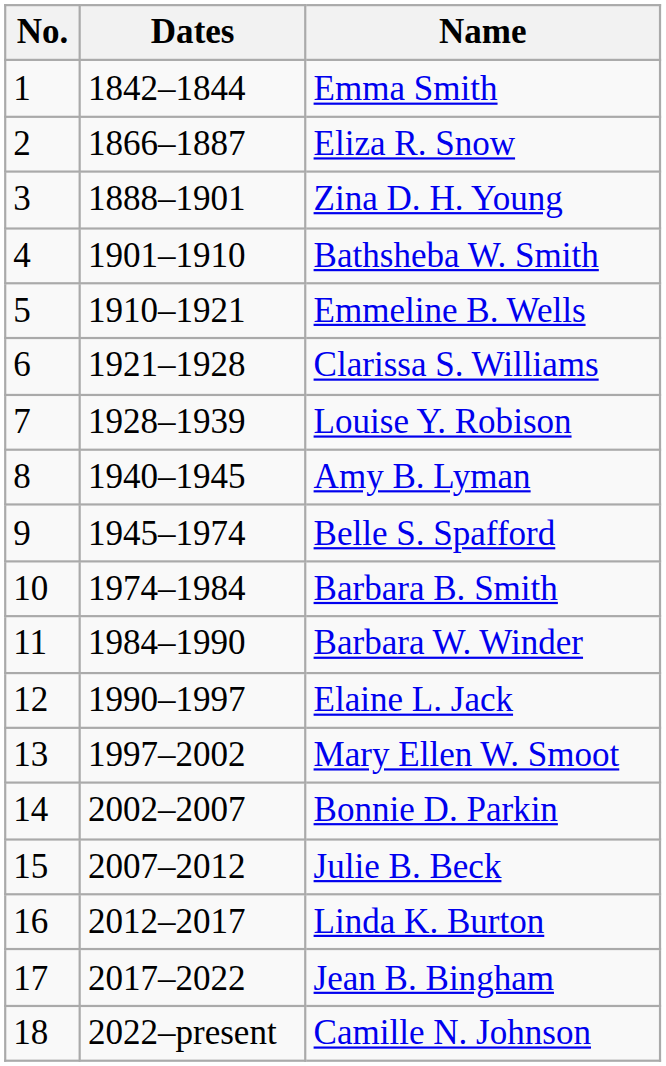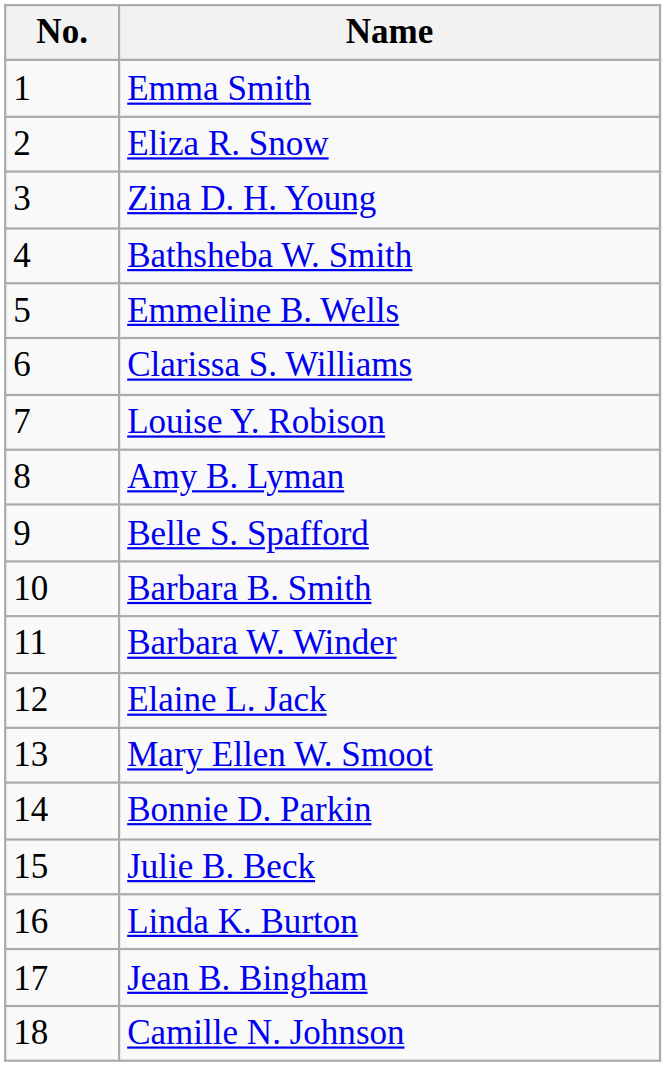- column: (193, 32)
